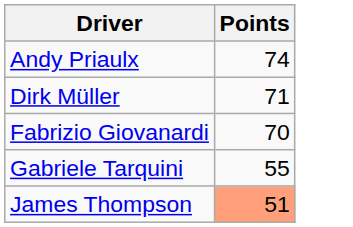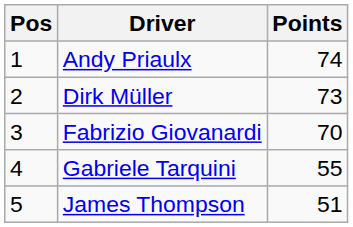+ column: (31, 23)
(277, 96) 71 -> (330, 96) 73
(277, 205) lightsalmon background -> (330, 205) no background
